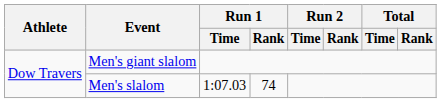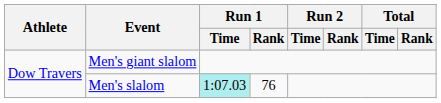(225, 85) no background -> (225, 85) paleturquoise background
(269, 85) 74 -> (269, 85) 76
